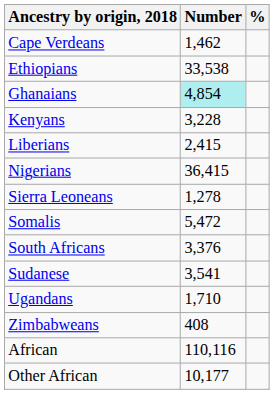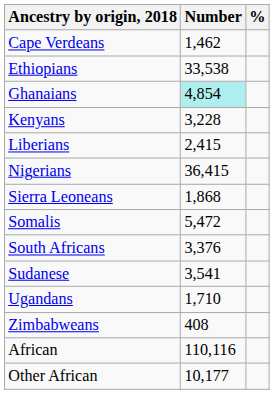(203, 196) 1,278 -> (203, 196) 1,868
